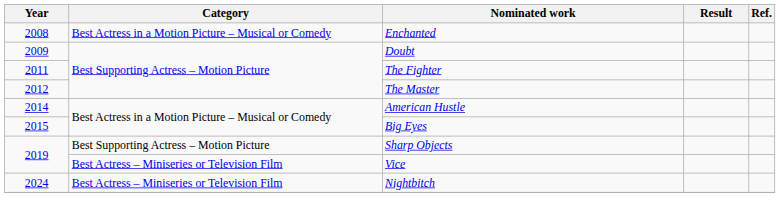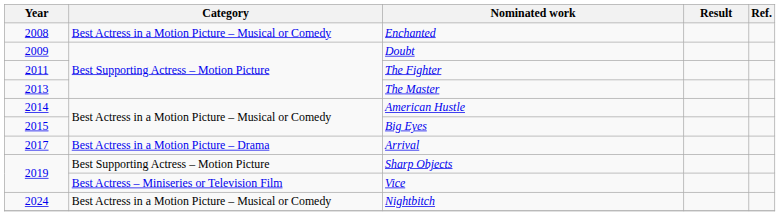(37, 88) 2012 -> (37, 88) 2013
+ row: (402, 145)
(177, 182) Best Actress – Miniseries or Television Film -> (201, 201) Best Actress in a Motion Picture – Musical or Comedy
